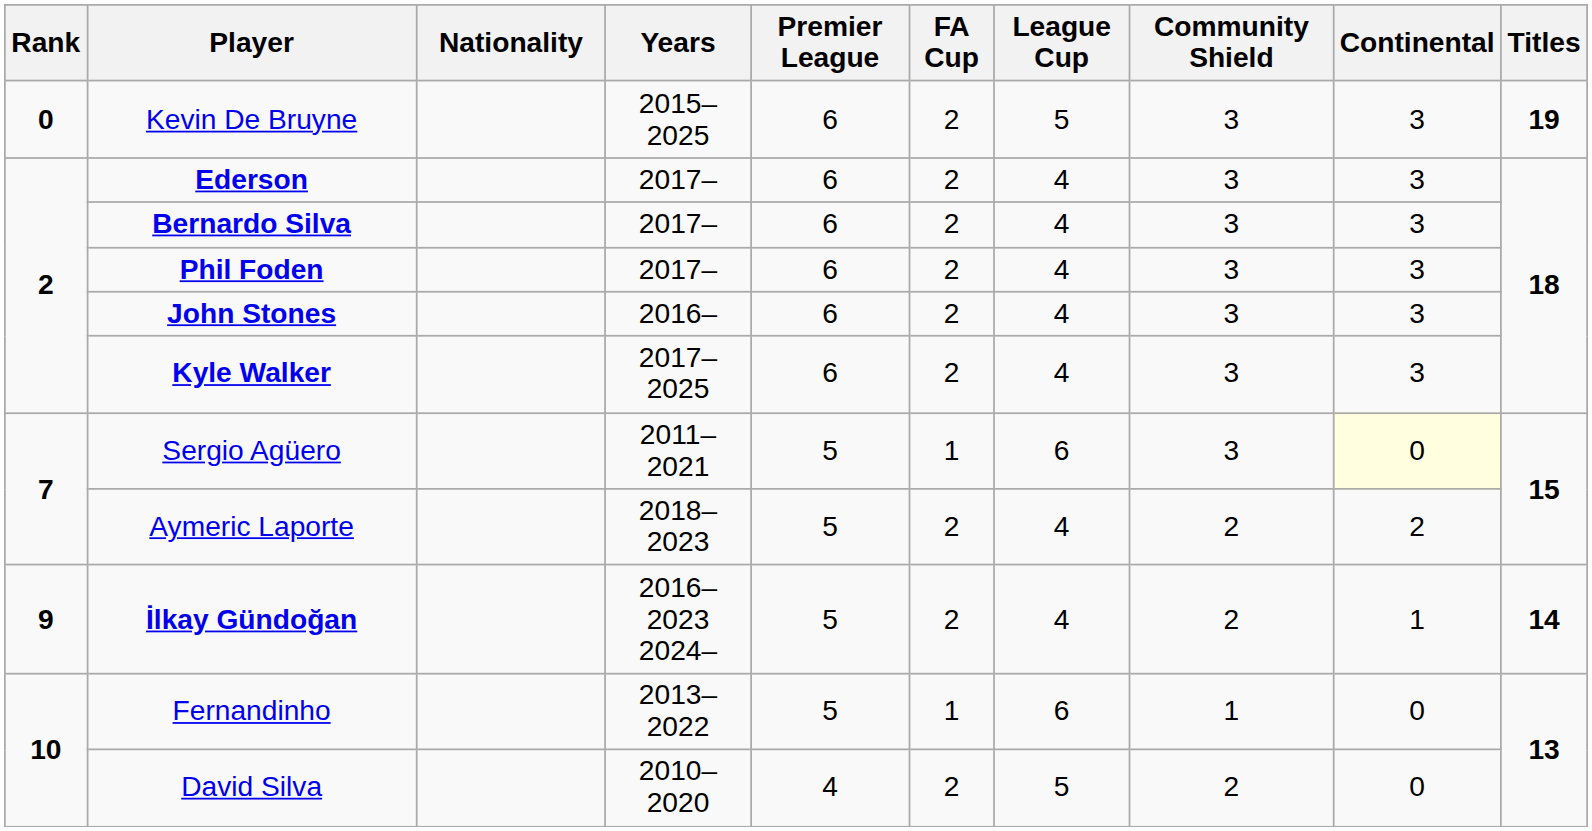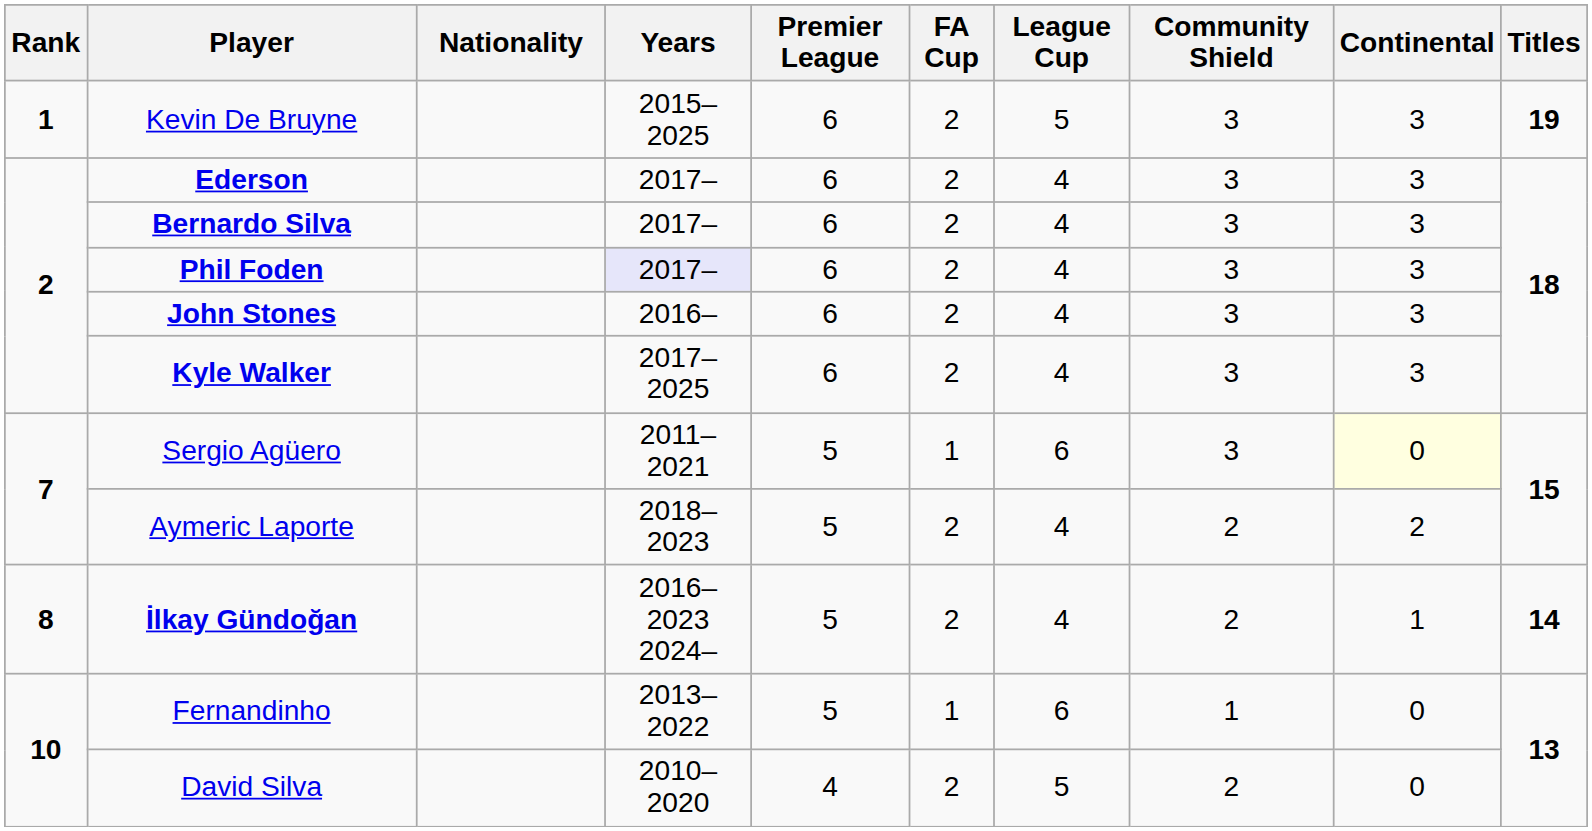(46, 119) 0 -> (46, 119) 1
(678, 268) no background -> (678, 268) lavender background
(46, 618) 9 -> (46, 618) 8
